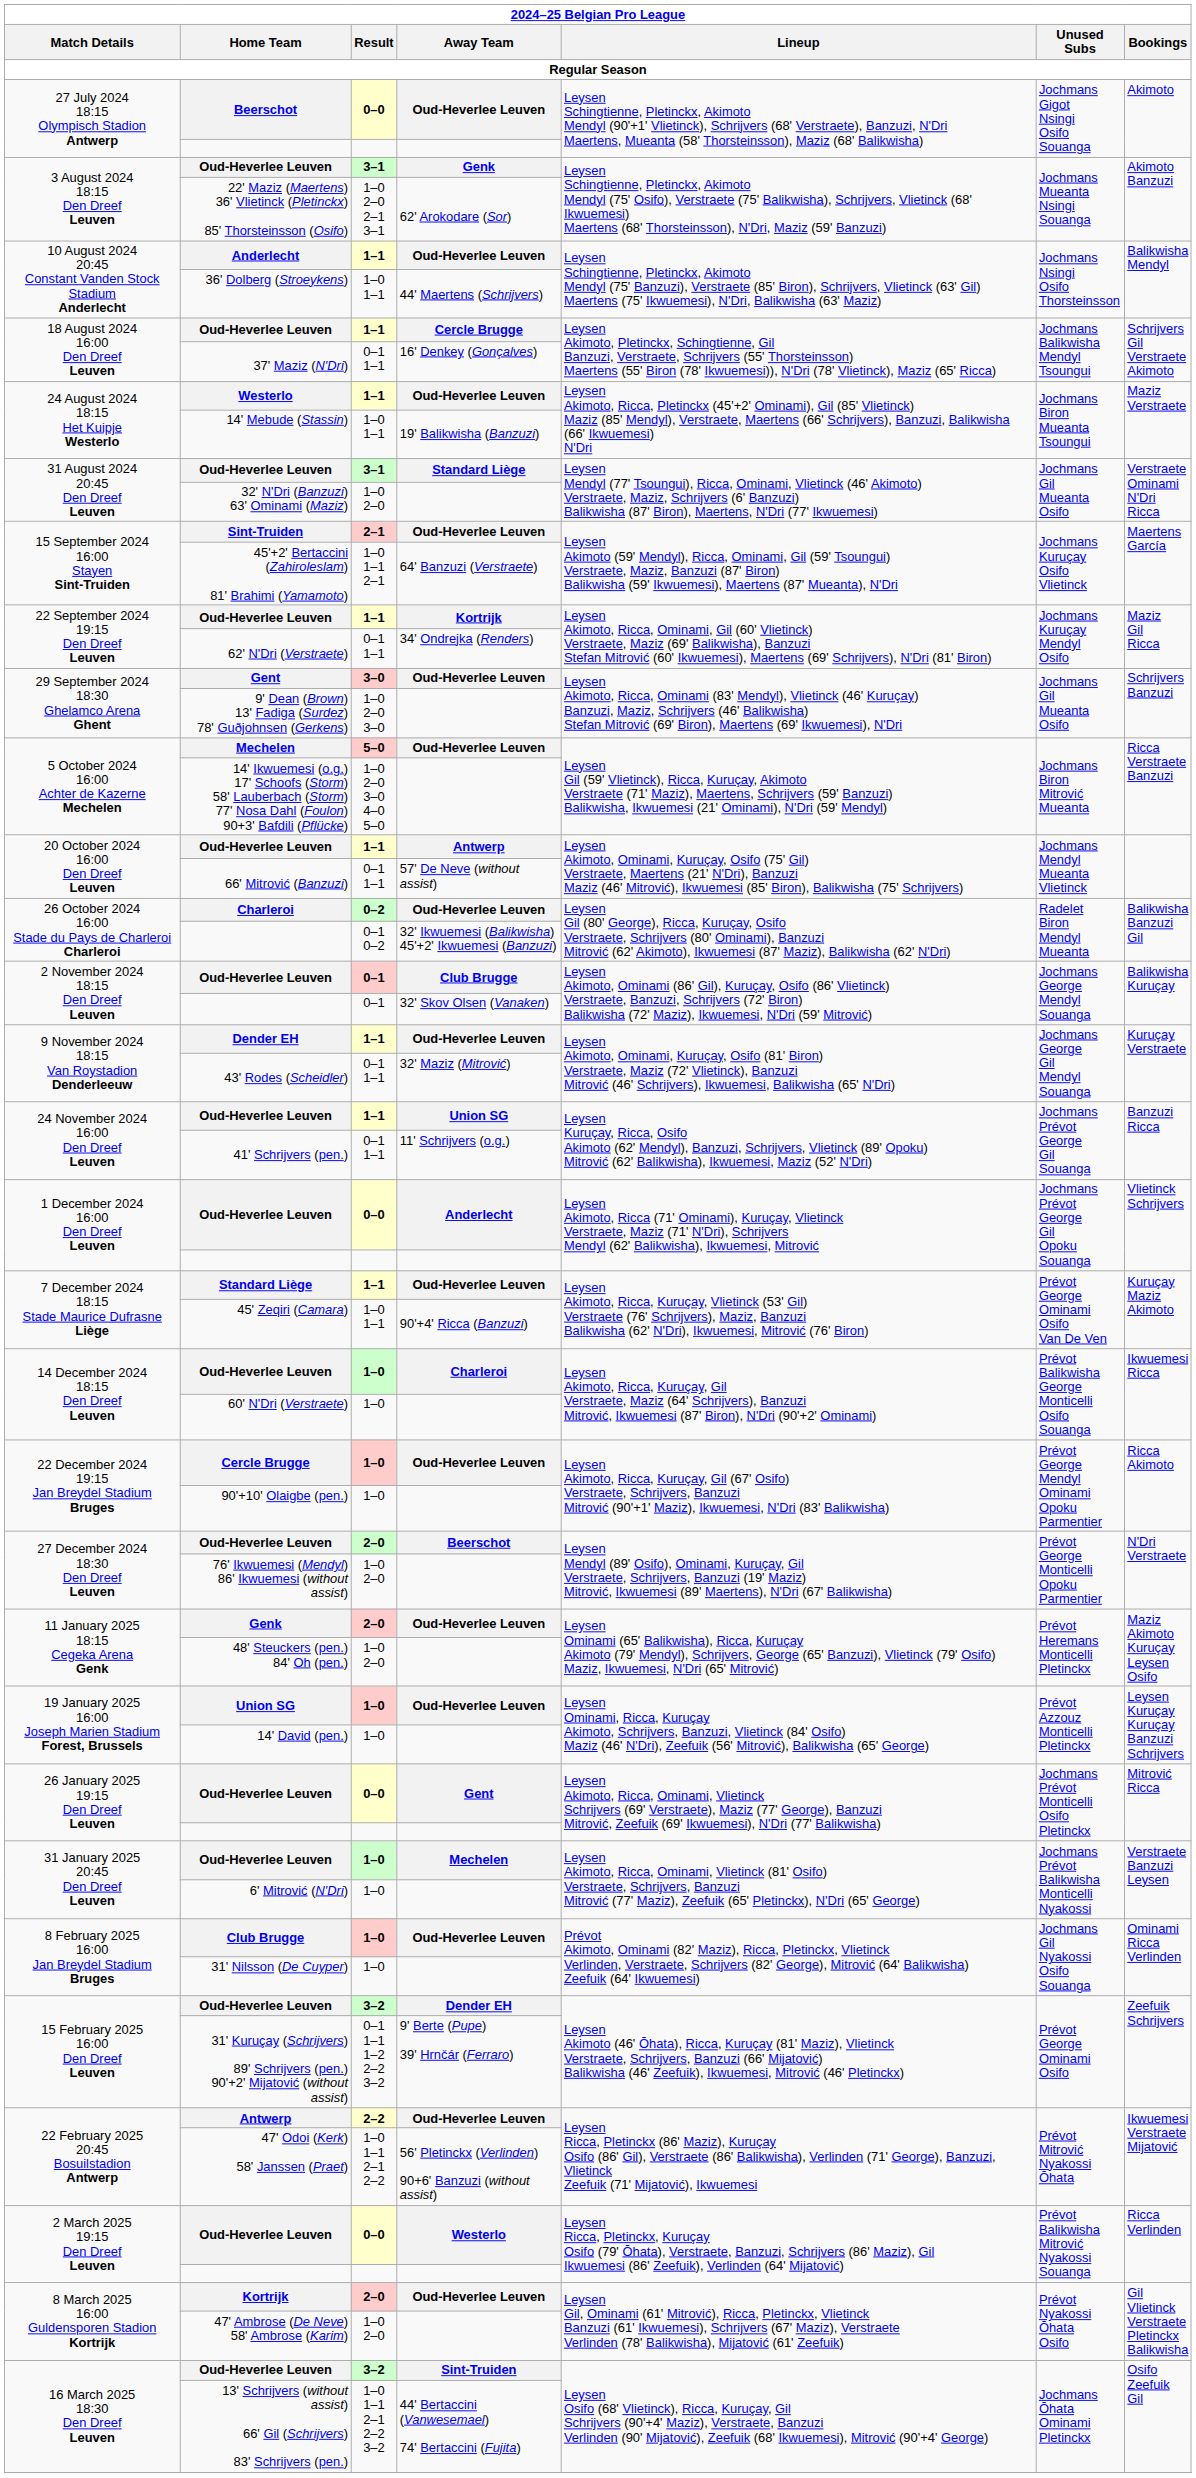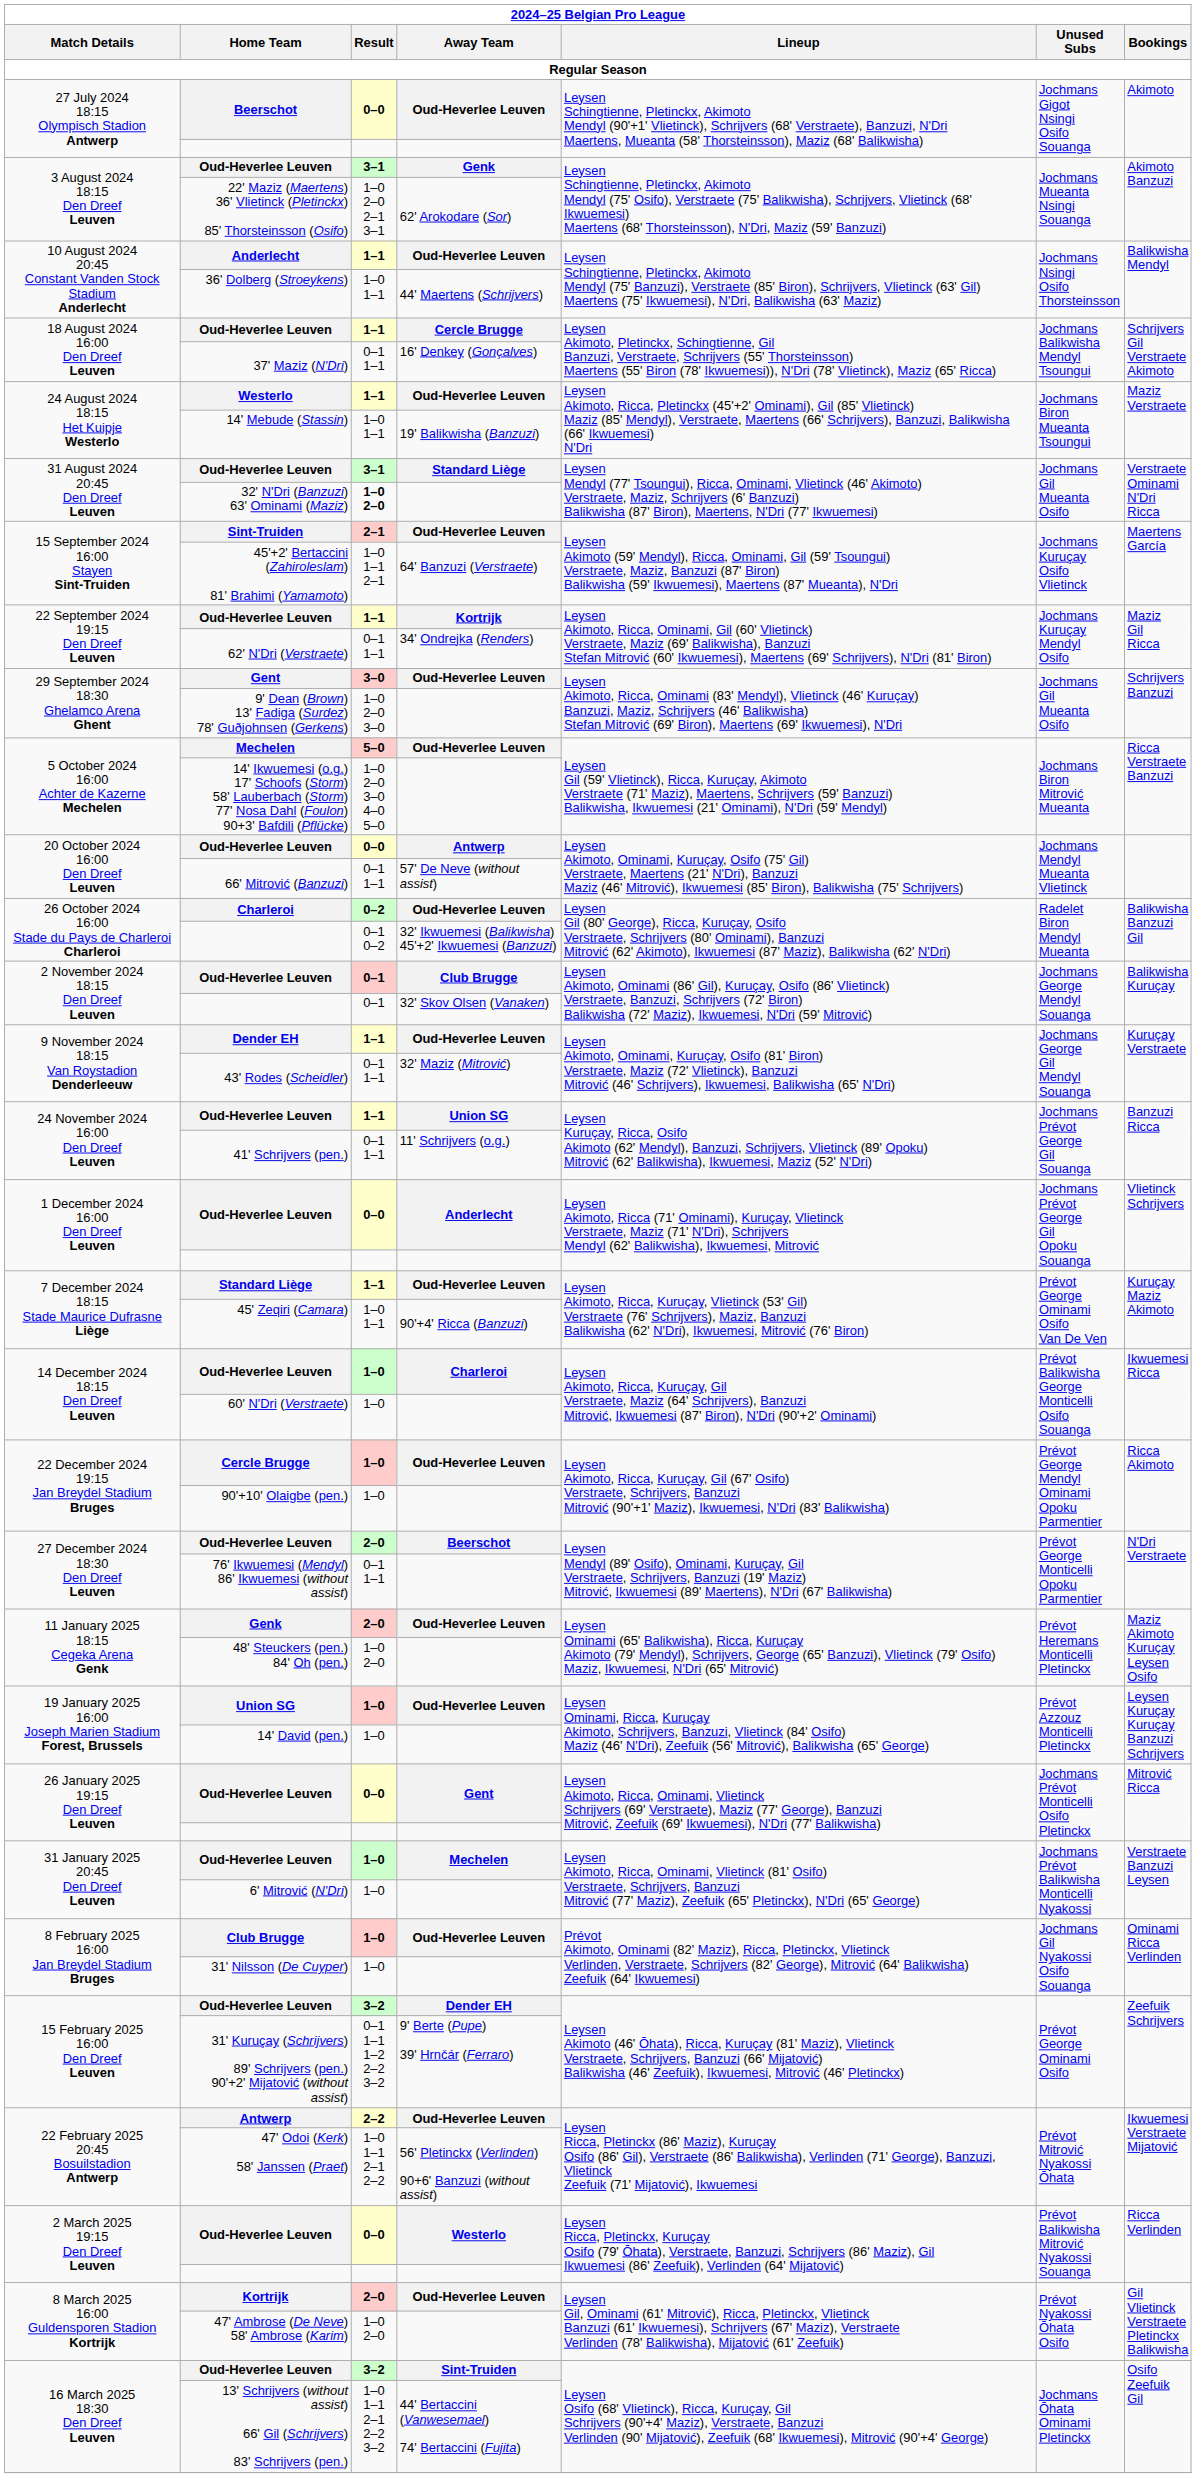(374, 499) normal -> (374, 499) bold
(374, 846) 1–1 -> (374, 846) 0–0
(374, 1571) 1–0 2–0 -> (374, 1571) 0–1 1–1
